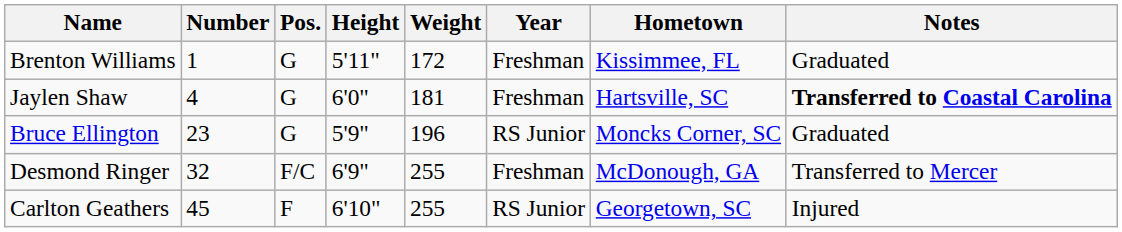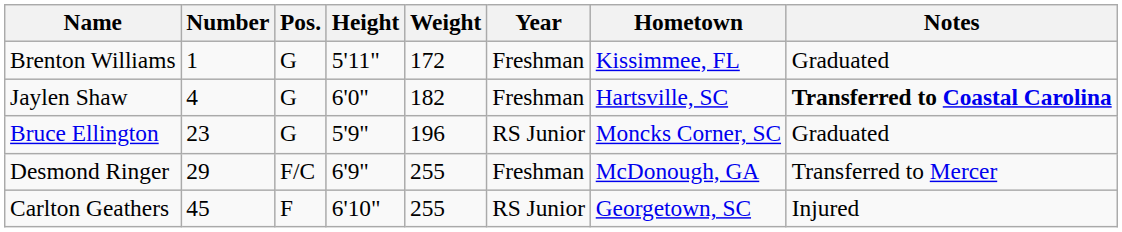(428, 97) 181 -> (428, 97) 182
(198, 171) 32 -> (198, 171) 29
